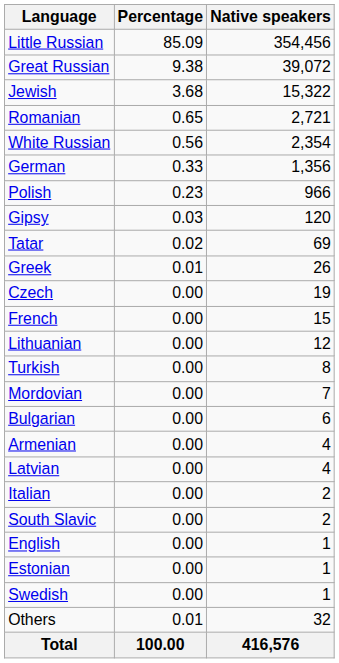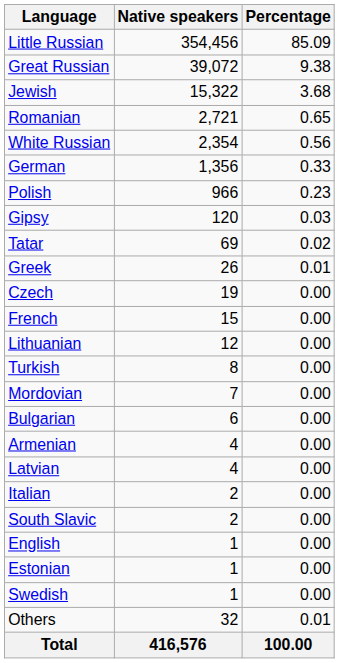columns swapped: (271, 17) <-> (160, 17)
